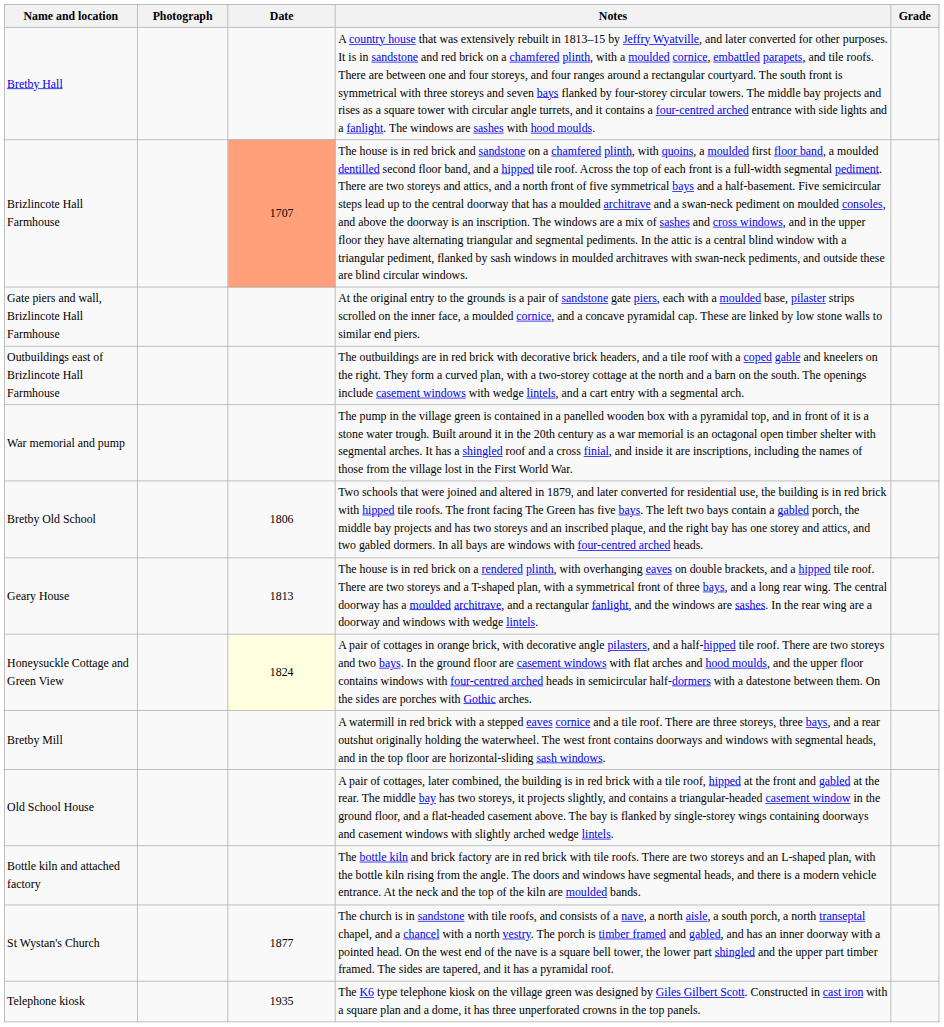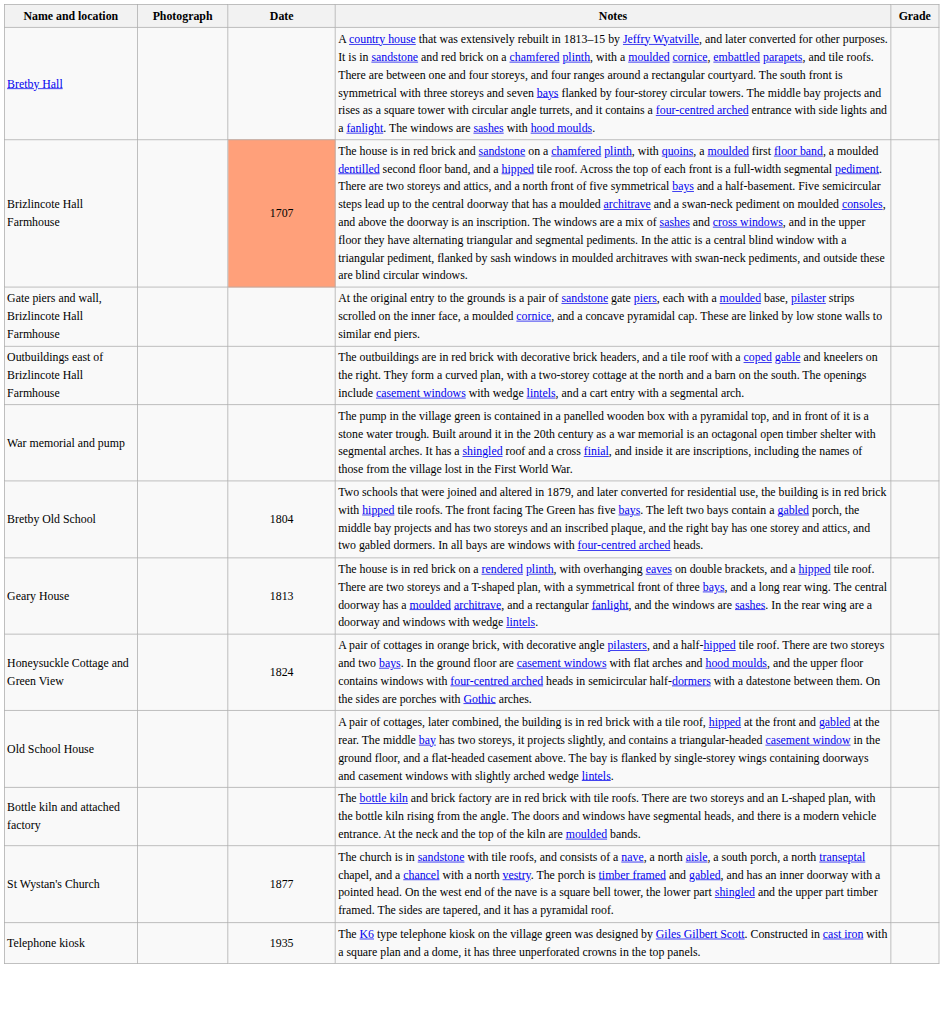(282, 519) 1806 -> (282, 519) 1804
(282, 672) lightyellow background -> (282, 672) no background
- row: (35, 740)
